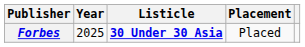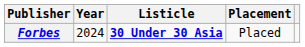(90, 33) 2025 -> (90, 33) 2024
